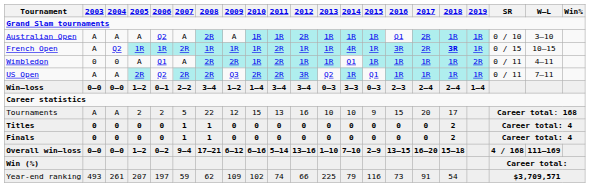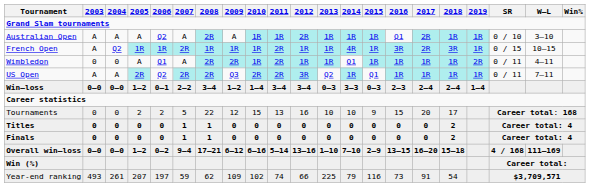(453, 49) bold -> (453, 49) normal
(94, 112) A -> (94, 112) 0
(117, 112) A -> (117, 112) 0
